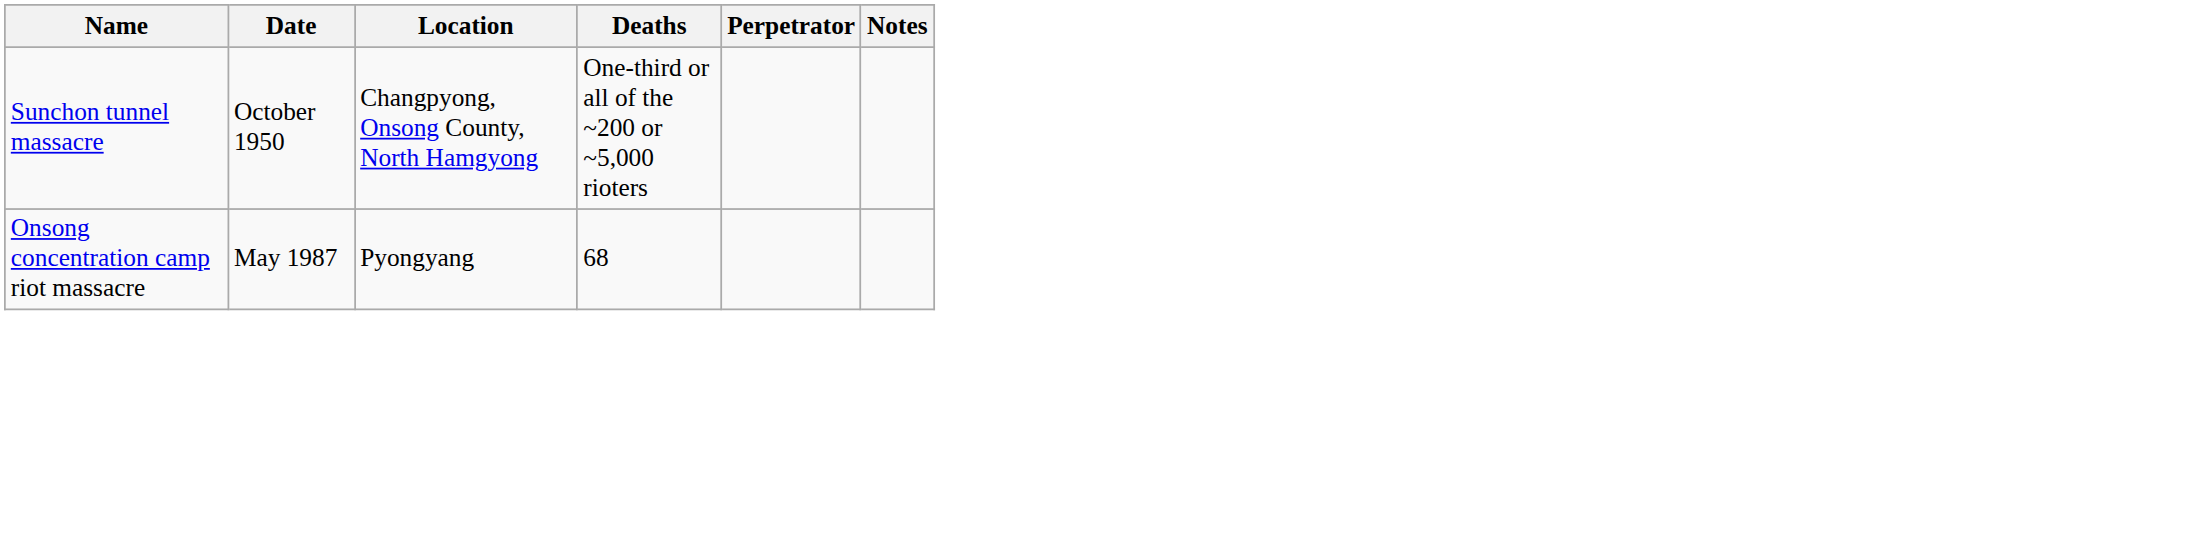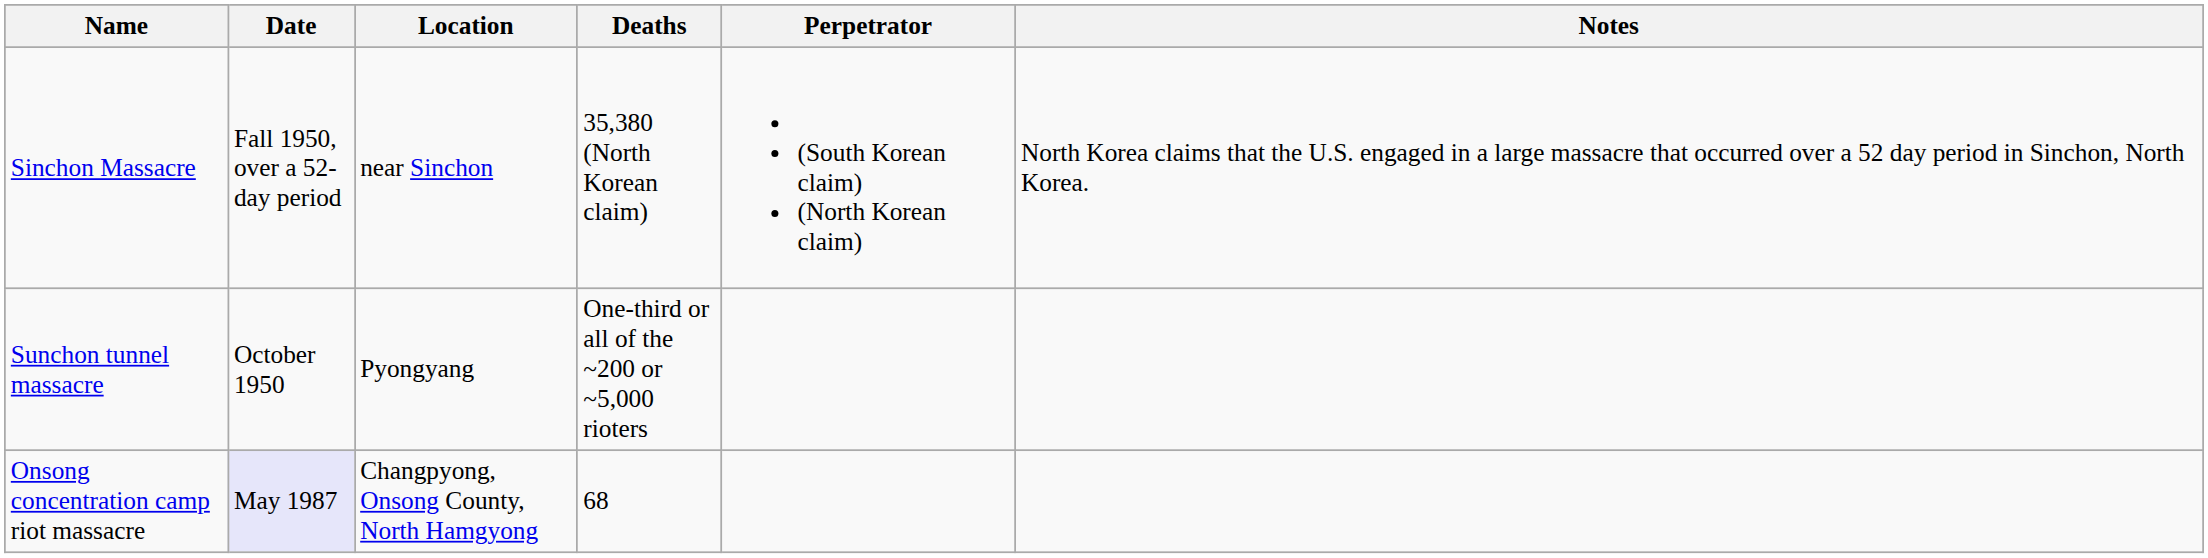+ row: (103, 167)
(449, 127) Changpyong, Onsong County, North Hamgyong -> (417, 369) Pyongyang
(286, 258) no background -> (286, 501) lavender background
(417, 258) Pyongyang -> (449, 501) Changpyong, Onsong County, North Hamgyong
